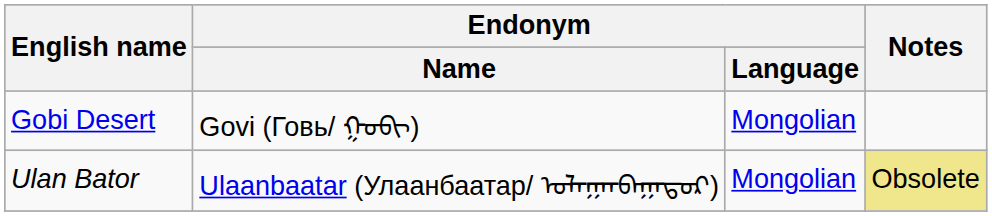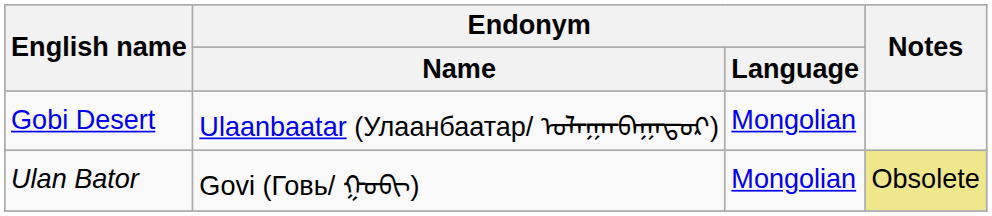(309, 126) Govi (Говь/ ᠭᠣᠪᠢ) -> (459, 126) Ulaanbaatar (Улаанбаатар/ ᠤᠯᠠᠭᠠᠨᠪᠠᠭᠠᠲᠤᠷ)
(459, 186) Ulaanbaatar (Улаанбаатар/ ᠤᠯᠠᠭᠠᠨᠪᠠᠭᠠᠲᠤᠷ) -> (309, 186) Govi (Говь/ ᠭᠣᠪᠢ)
